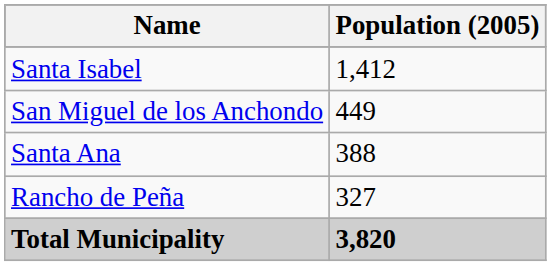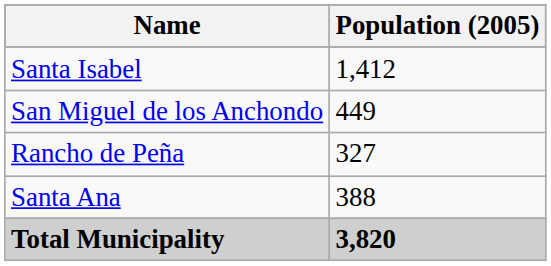rows swapped: (66, 153) <-> (98, 196)
